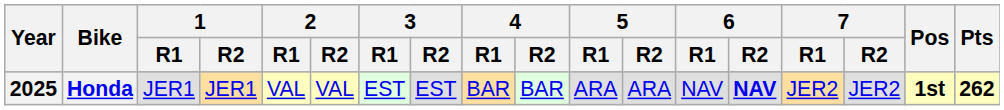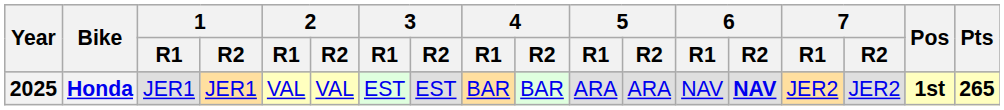(977, 88) 262 -> (977, 88) 265
